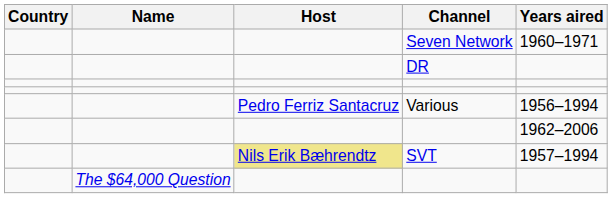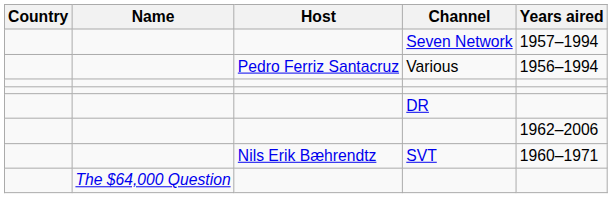(559, 41) 1960–1971 -> (559, 41) 1957–1994
rows swapped: (153, 67) <-> (153, 106)
(307, 155) khaki background -> (307, 155) no background
(559, 155) 1957–1994 -> (559, 155) 1960–1971
